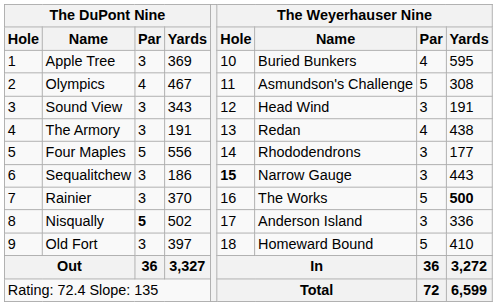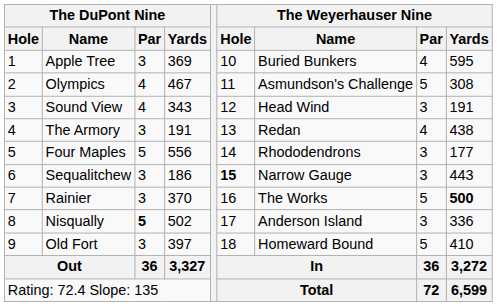(142, 107) 3 -> (142, 107) 4
